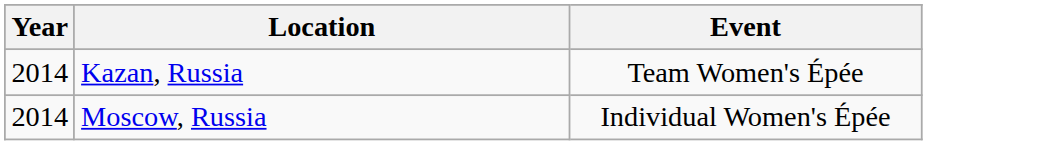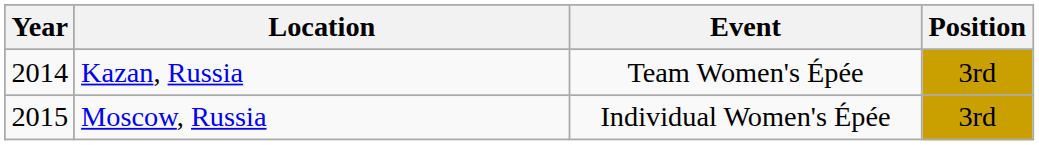+ column: (977, 26)
(40, 116) 2014 -> (40, 116) 2015
